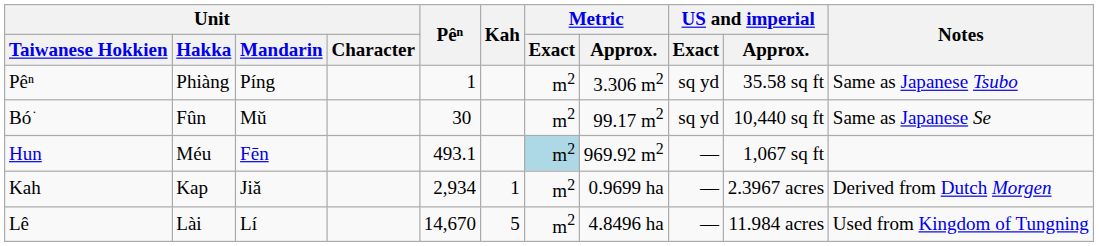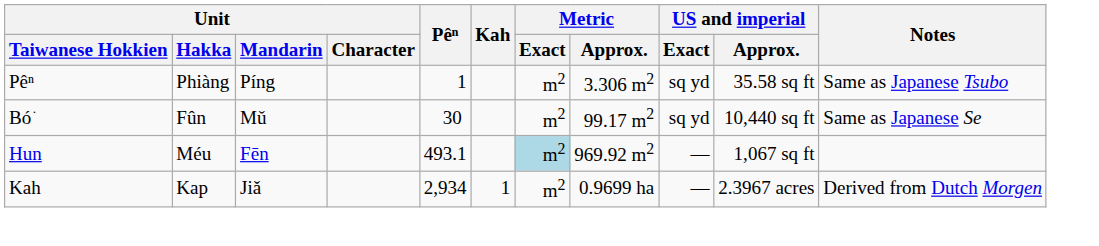- row: (19, 223)
